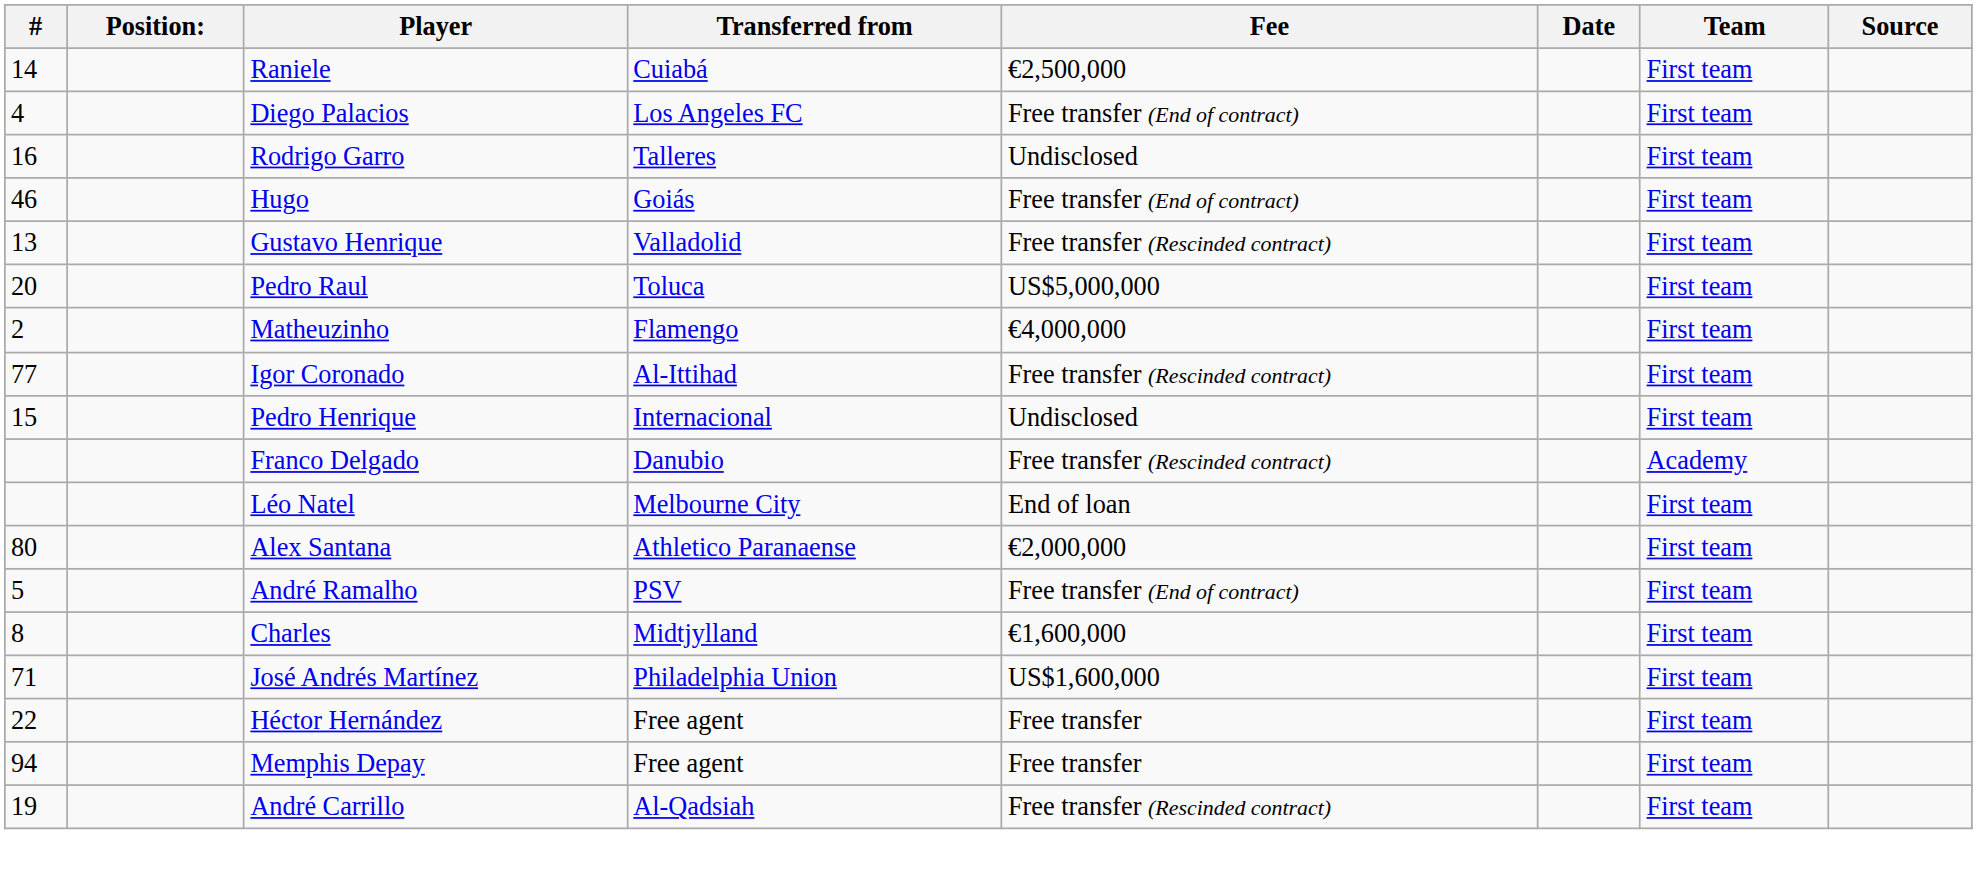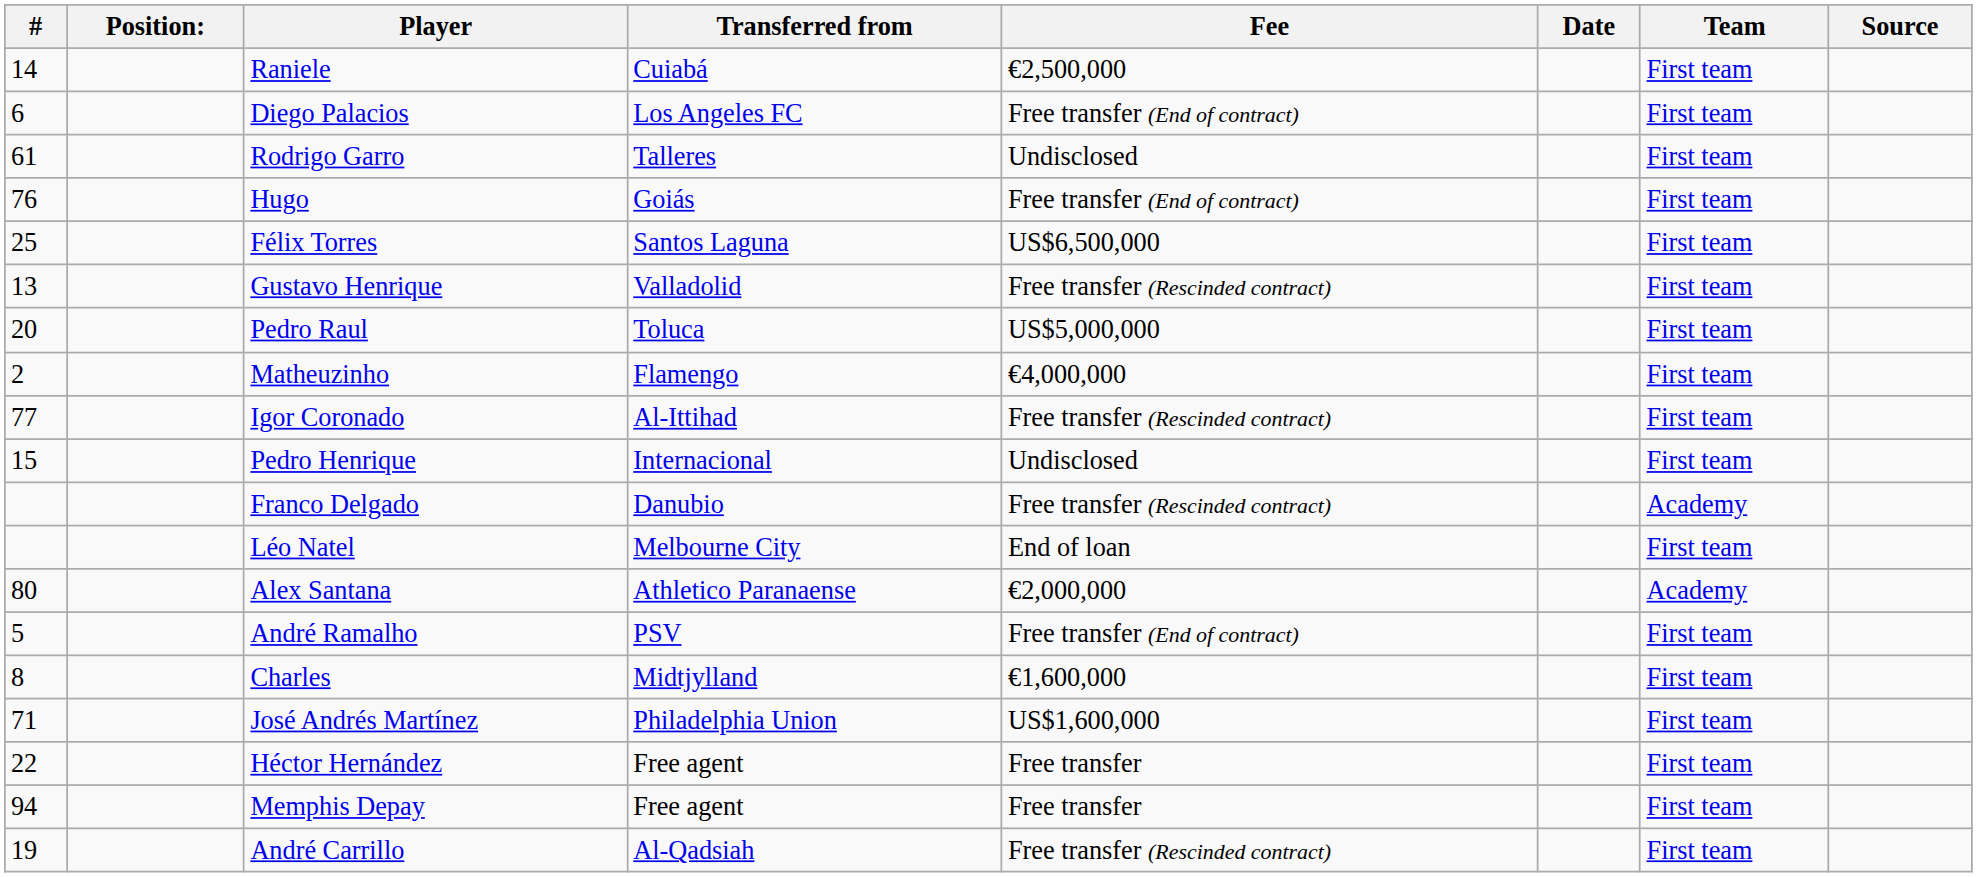(18, 113) 4 -> (18, 113) 6
(24, 156) 16 -> (24, 156) 61
(24, 199) 46 -> (24, 199) 76
+ row: (314, 243)
(1699, 546) First team -> (1697, 590) Academy
